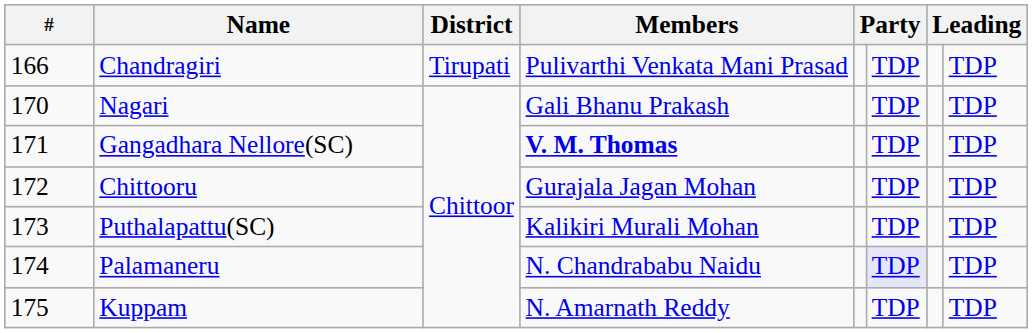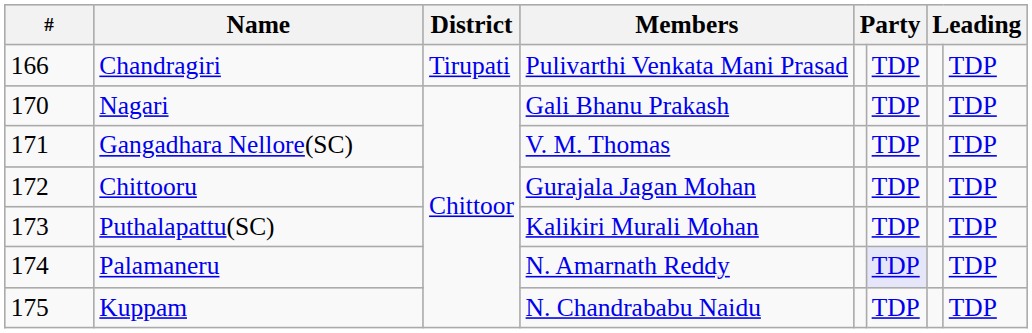(601, 145) bold -> (598, 145) normal
(643, 266) N. Chandrababu Naidu -> (628, 266) N. Amarnath Reddy
(628, 307) N. Amarnath Reddy -> (643, 307) N. Chandrababu Naidu
